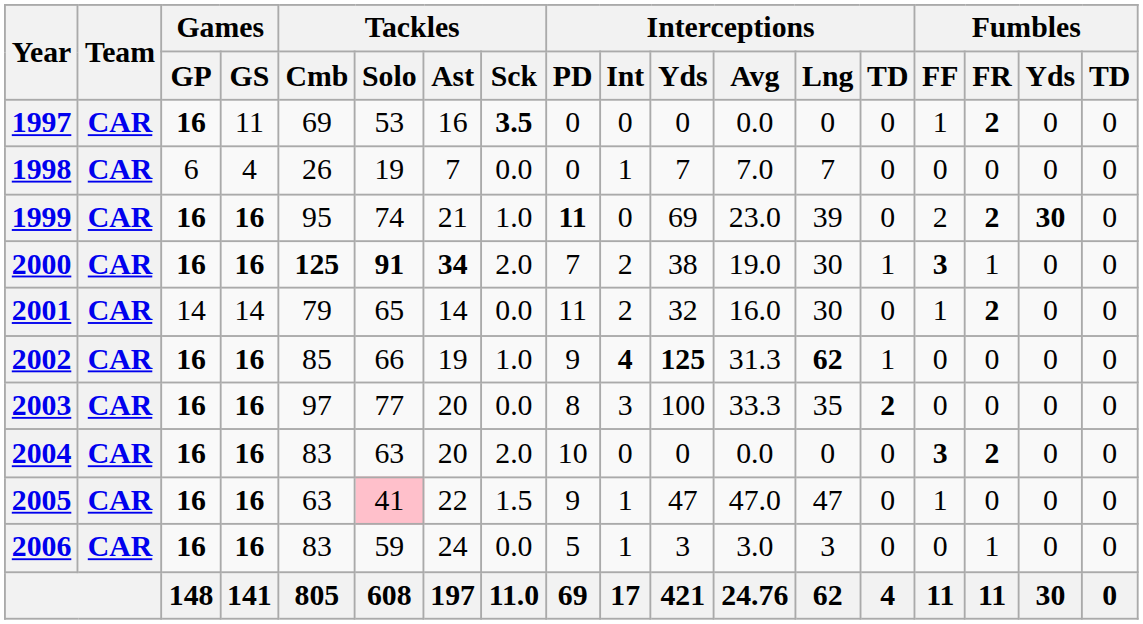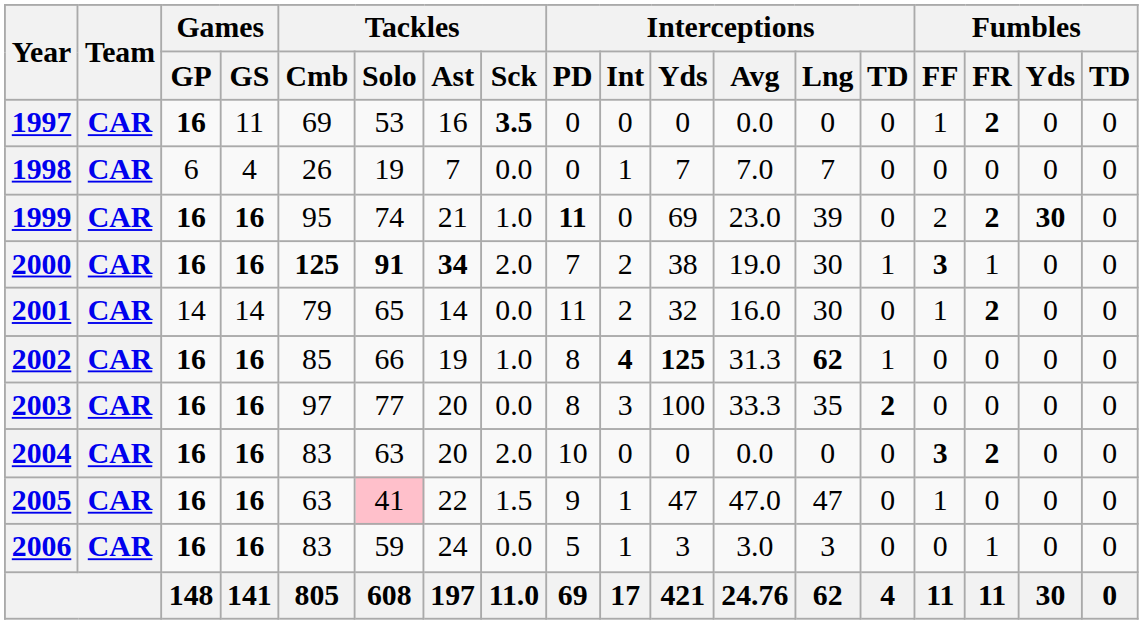(573, 358) 9 -> (573, 358) 8
